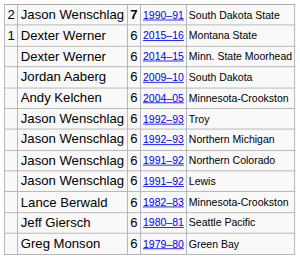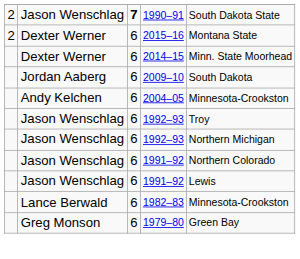(11, 35) 1 -> (11, 35) 2
- row: (56, 222)
